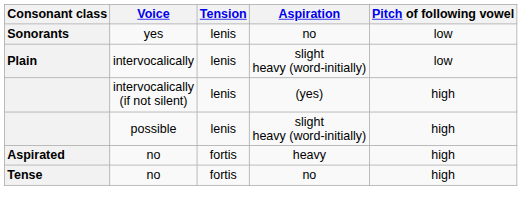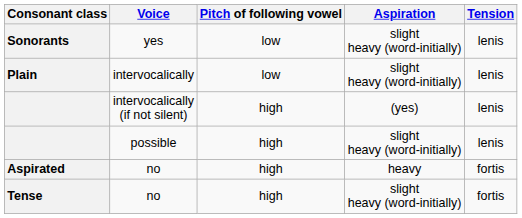columns swapped: (223, 14) <-> (443, 14)
(309, 34) no -> (405, 41) slight heavy (word-initially)
(309, 175) no -> (405, 196) slight heavy (word-initially)
